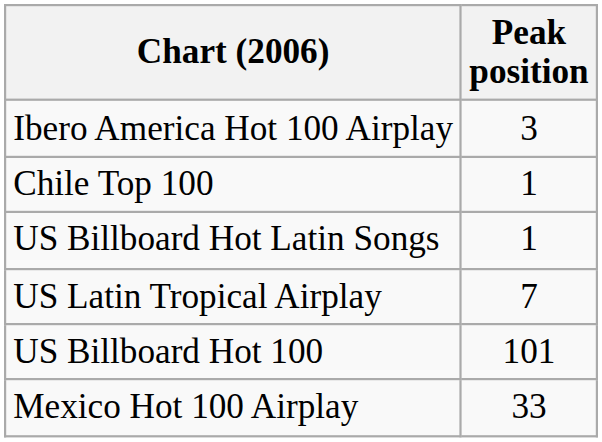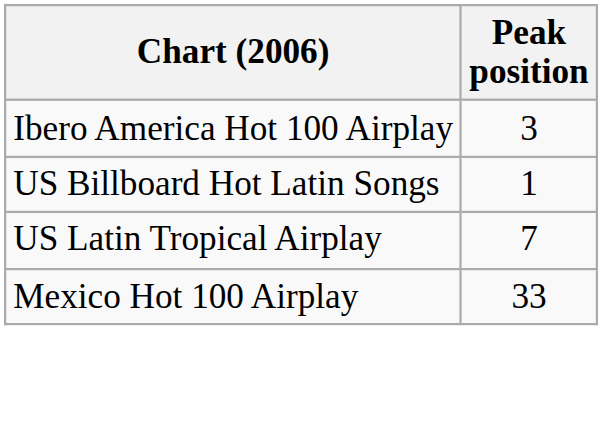- row: (113, 183)
- row: (168, 351)
